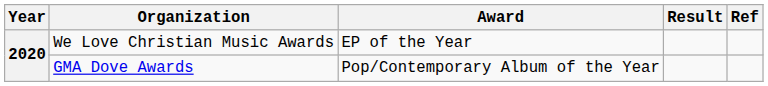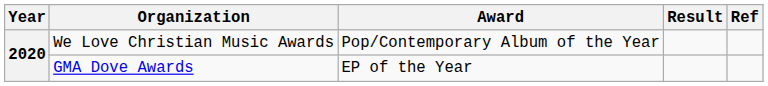(407, 43) EP of the Year -> (501, 43) Pop/Contemporary Album of the Year
(501, 68) Pop/Contemporary Album of the Year -> (407, 68) EP of the Year
